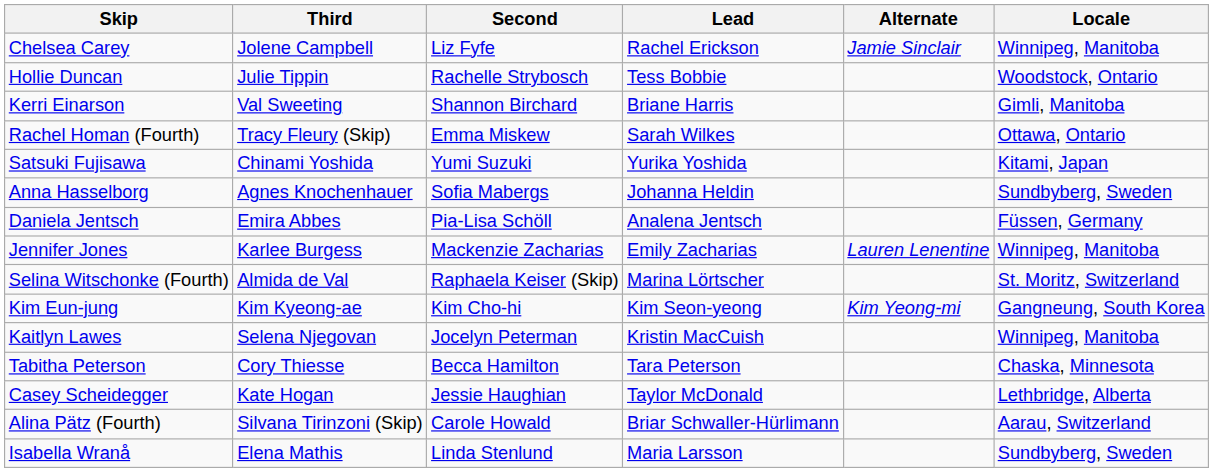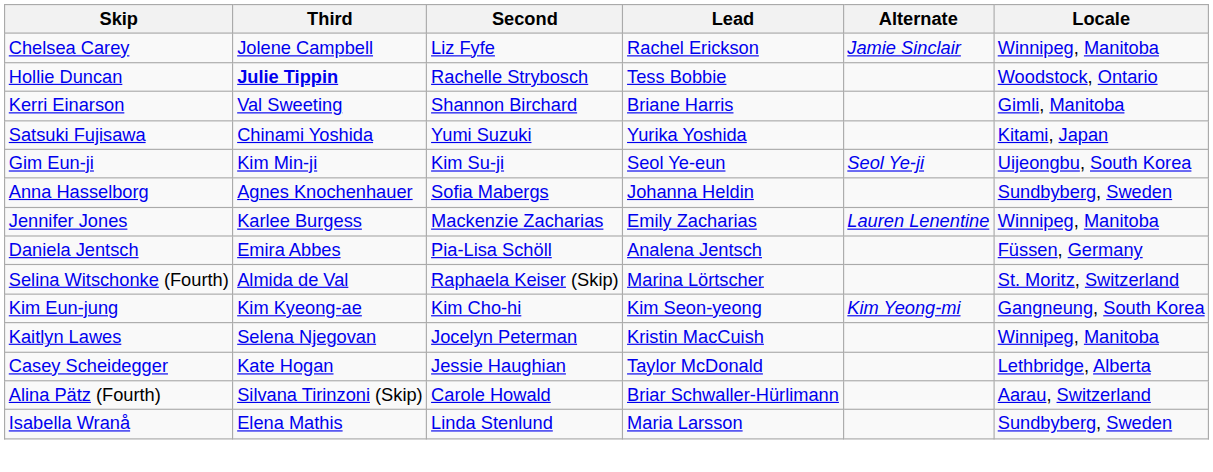(283, 76) normal -> (288, 76) bold
- row: (104, 134)
+ row: (51, 163)
rows swapped: (74, 221) <-> (68, 250)
- row: (77, 366)
